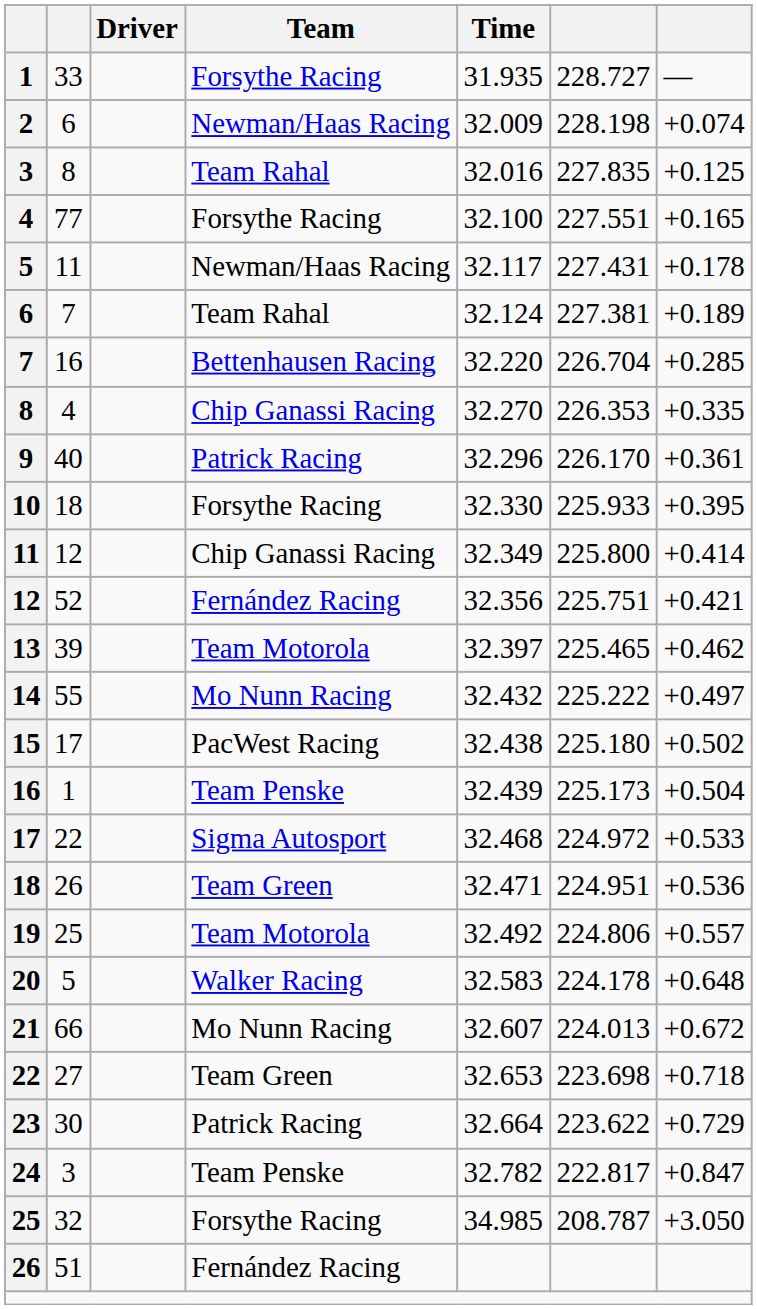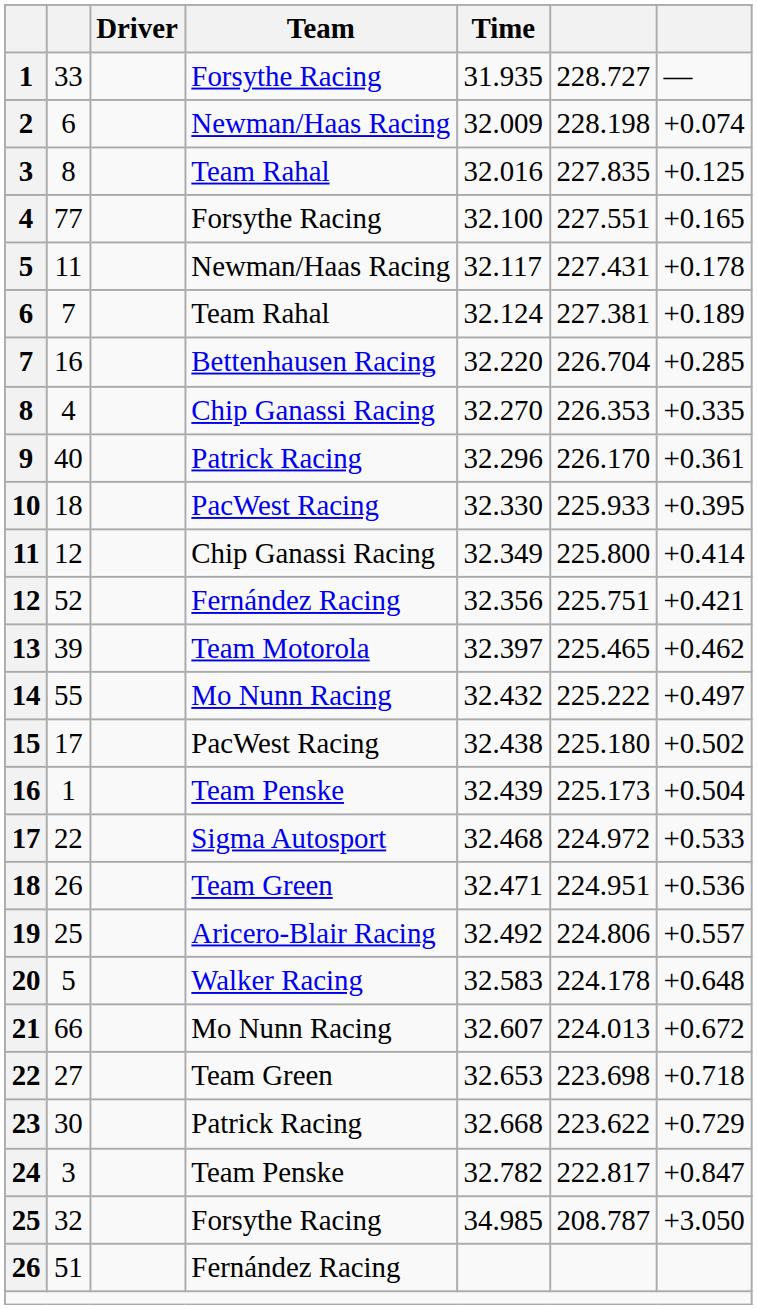(286, 504) Forsythe Racing -> (285, 504) PacWest Racing
(281, 933) Team Motorola -> (314, 933) Aricero-Blair Racing
(503, 1123) 32.664 -> (503, 1123) 32.668
